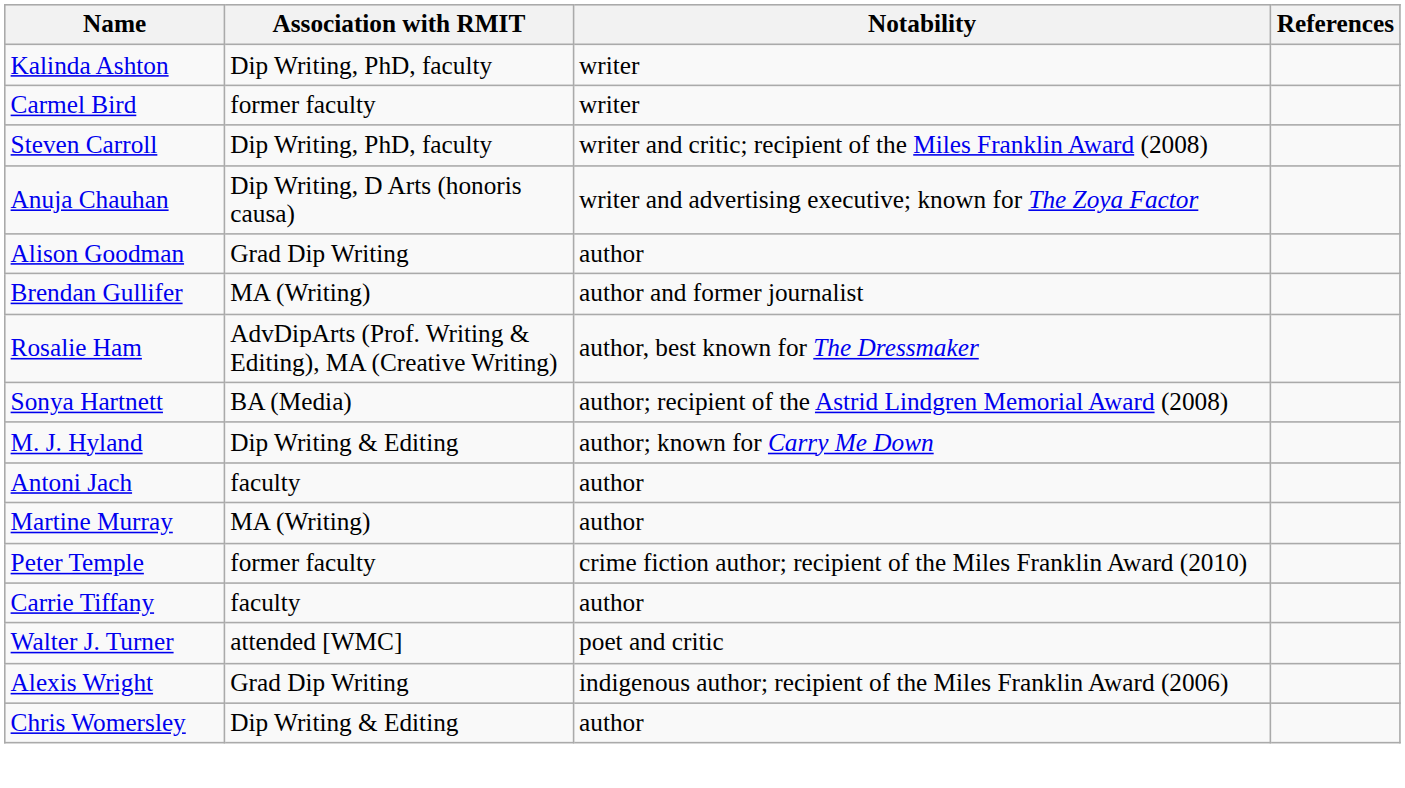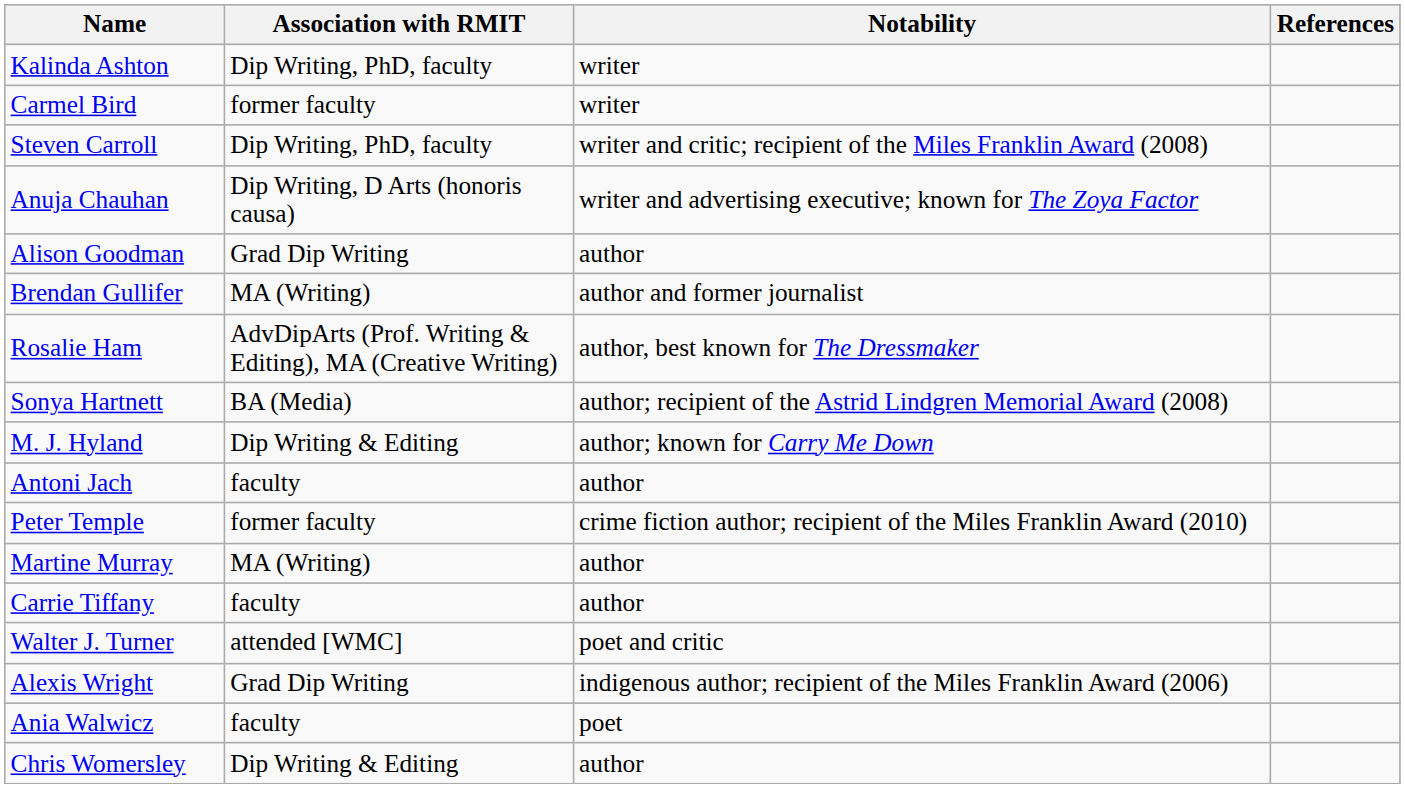rows swapped: (92, 522) <-> (77, 562)
+ row: (82, 722)
